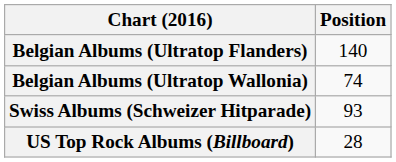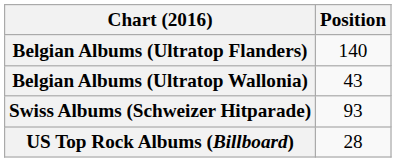(353, 80) 74 -> (353, 80) 43
